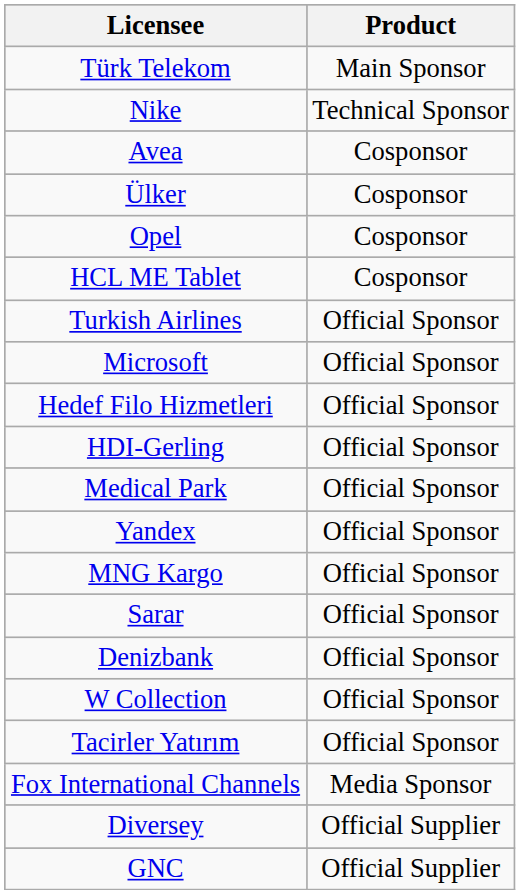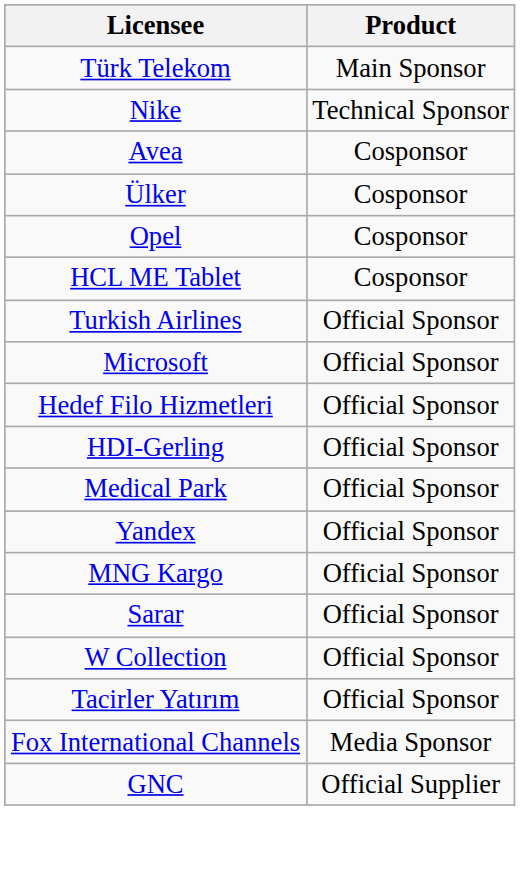- row: (156, 657)
- row: (156, 825)
